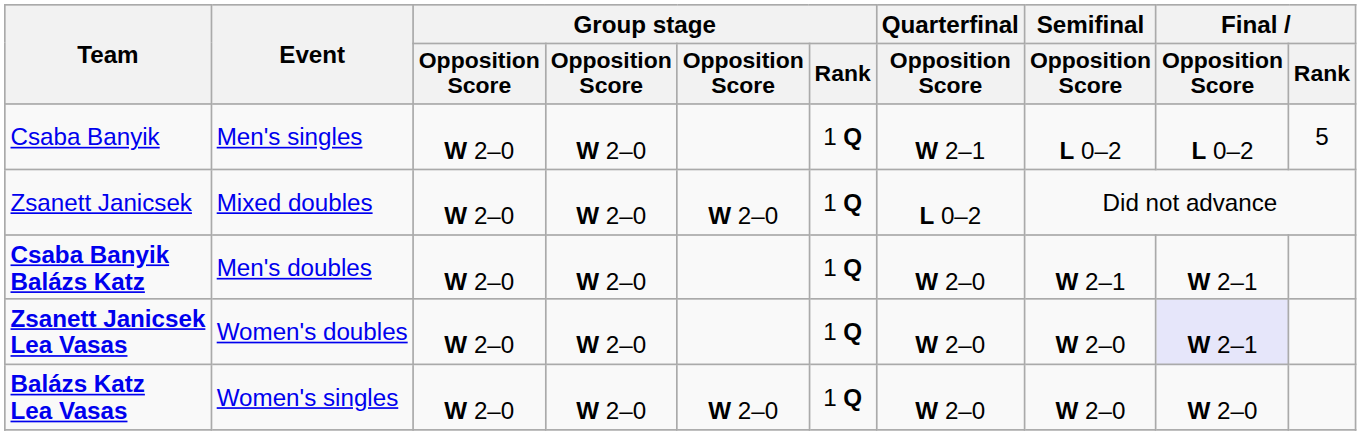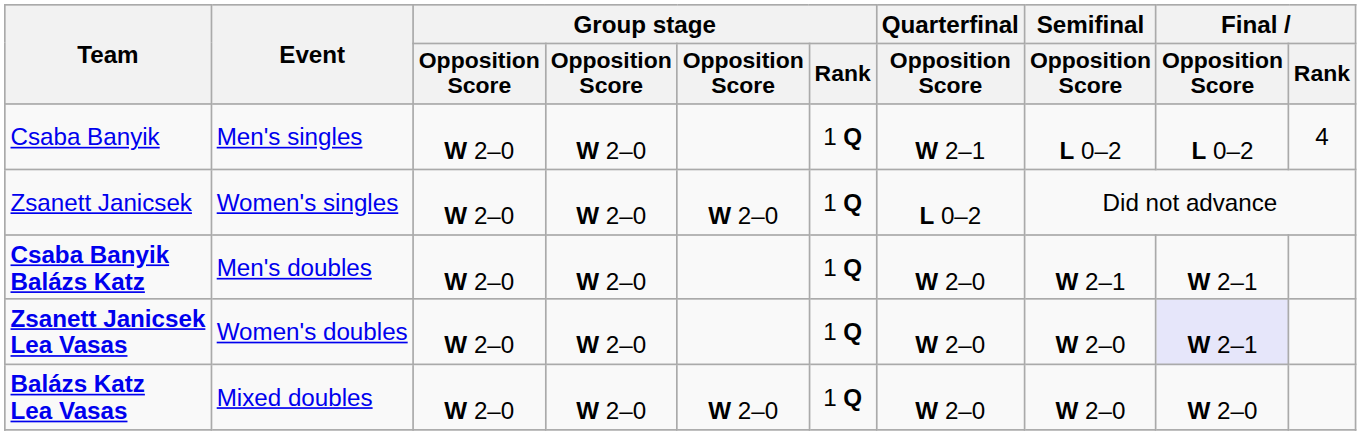(1322, 137) 5 -> (1322, 137) 4
(295, 202) Mixed doubles -> (307, 202) Women's singles
(307, 398) Women's singles -> (295, 398) Mixed doubles
